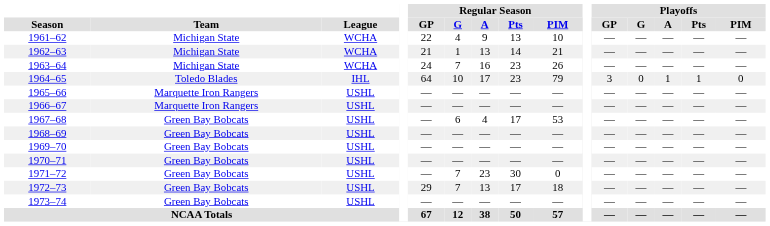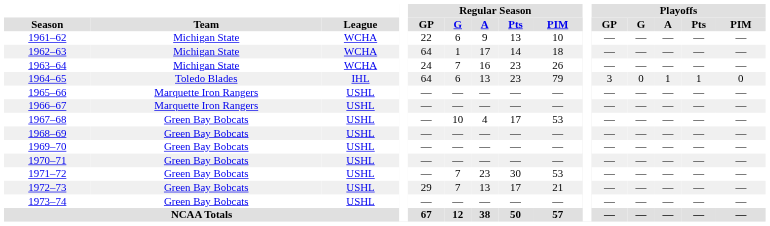(458, 38) 4 -> (458, 38) 6
(426, 51) 21 -> (426, 51) 64
(485, 51) 13 -> (485, 51) 17
(558, 51) 21 -> (558, 51) 18
(458, 78) 10 -> (458, 78) 6
(485, 78) 17 -> (485, 78) 13
(458, 119) 6 -> (458, 119) 10
(558, 174) 0 -> (558, 174) 53
(558, 187) 18 -> (558, 187) 21
